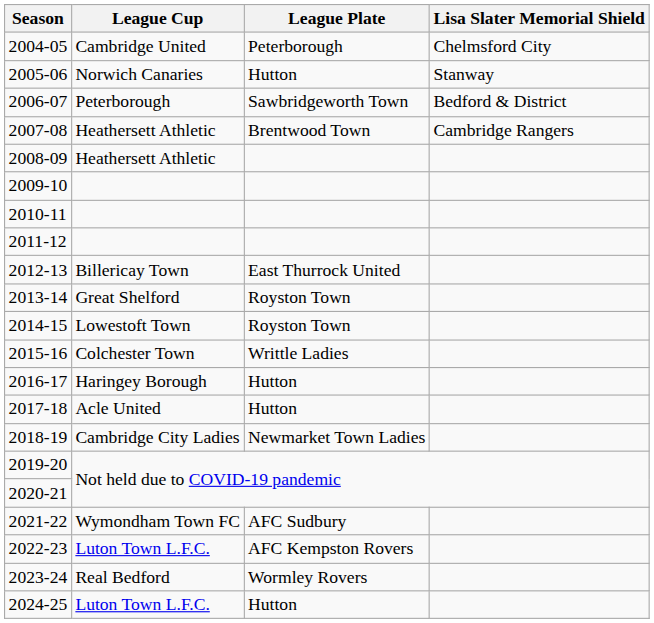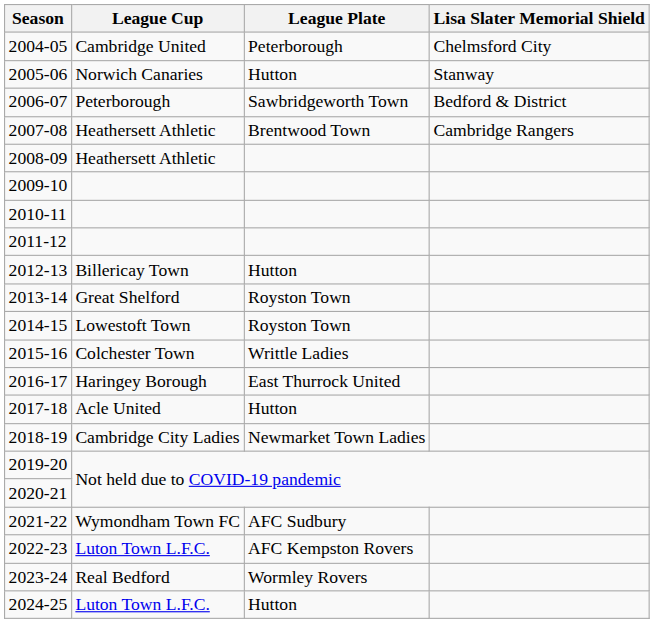(324, 269) East Thurrock United -> (273, 269) Hutton
(273, 381) Hutton -> (324, 381) East Thurrock United
